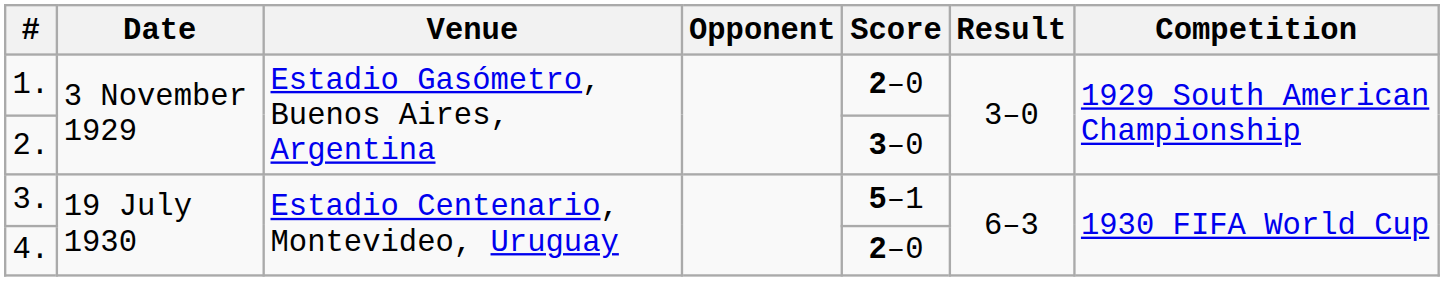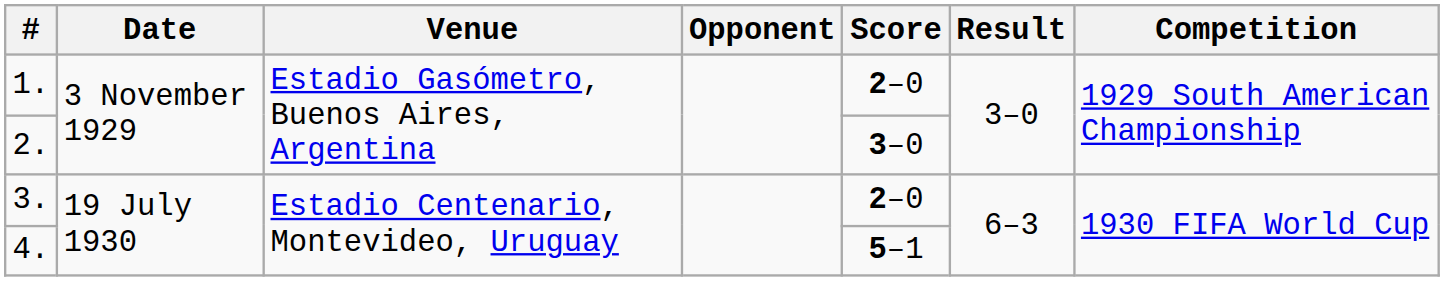(896, 200) 5–1 -> (896, 200) 2–0
(896, 250) 2–0 -> (896, 250) 5–1
